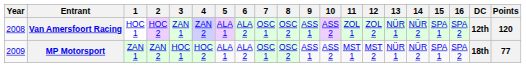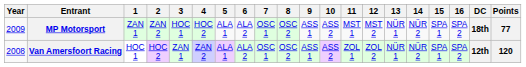rows swapped: (75, 28) <-> (75, 51)
